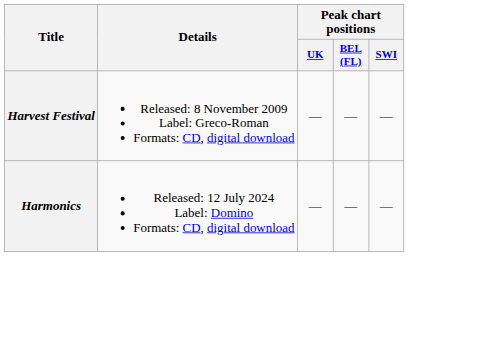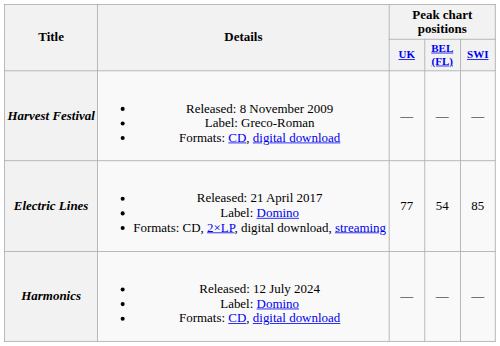+ row: (51, 206)
